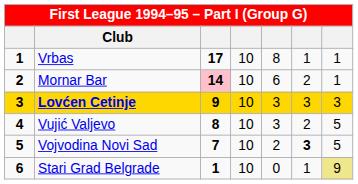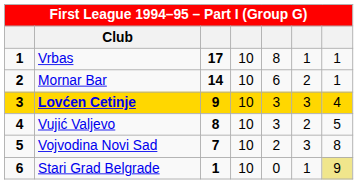(215, 80) pink background -> (215, 80) no background
(337, 102) 3 -> (337, 102) 4
(307, 146) bold -> (307, 146) normal
(337, 146) 5 -> (337, 146) 8
